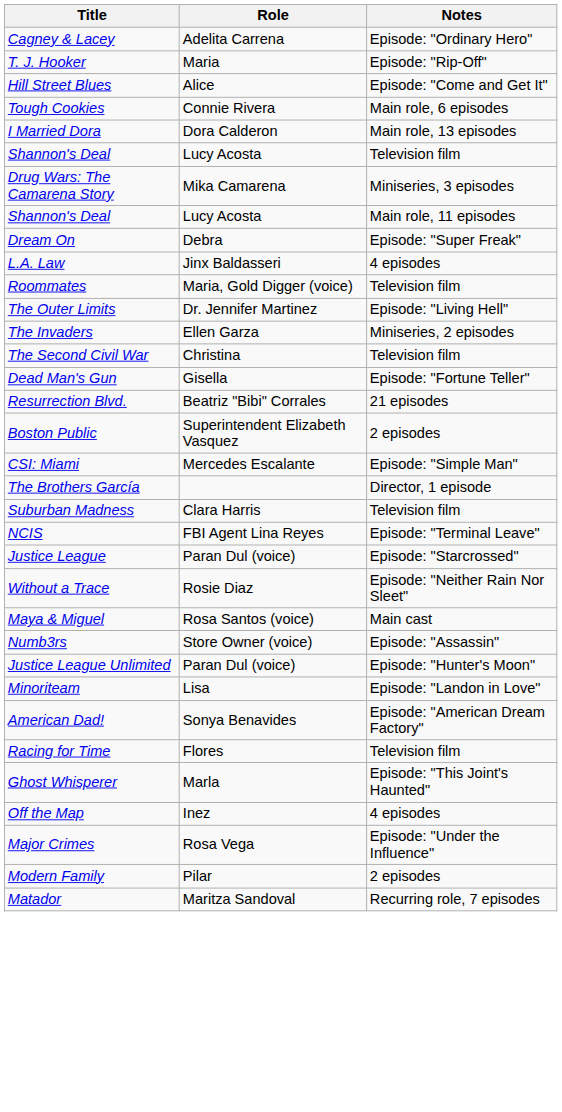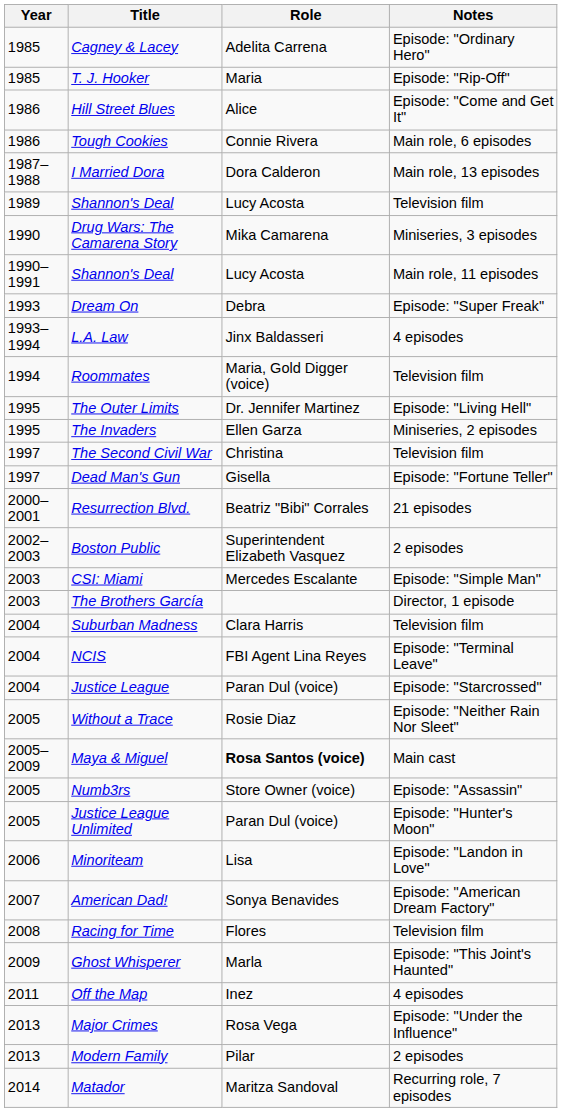+ column: (36, 16)
(248, 619) normal -> (295, 758) bold
